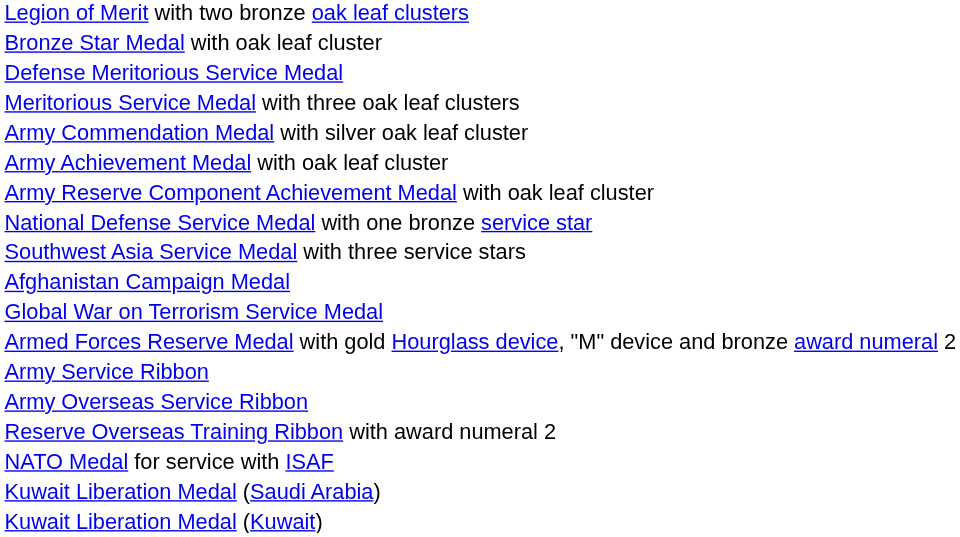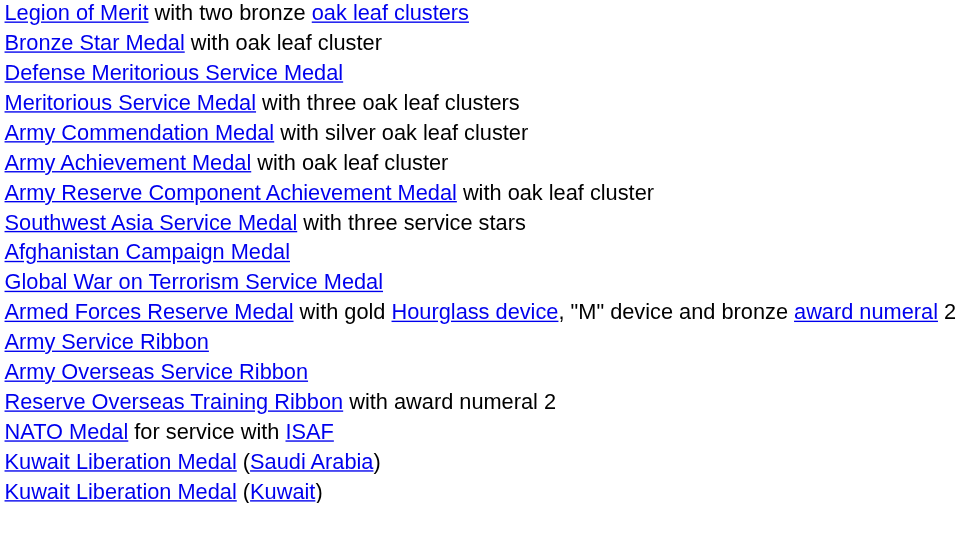- row: (298, 222)
